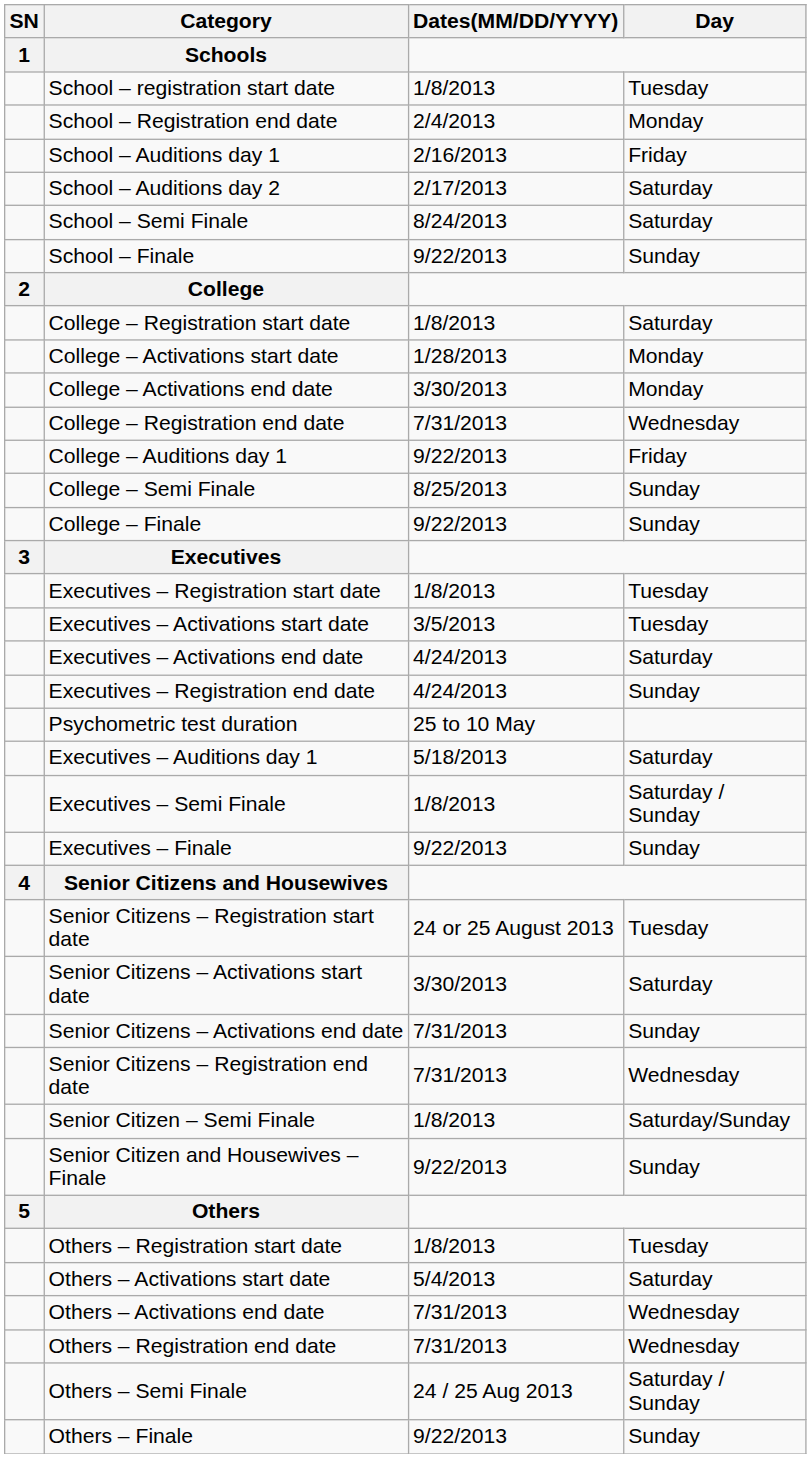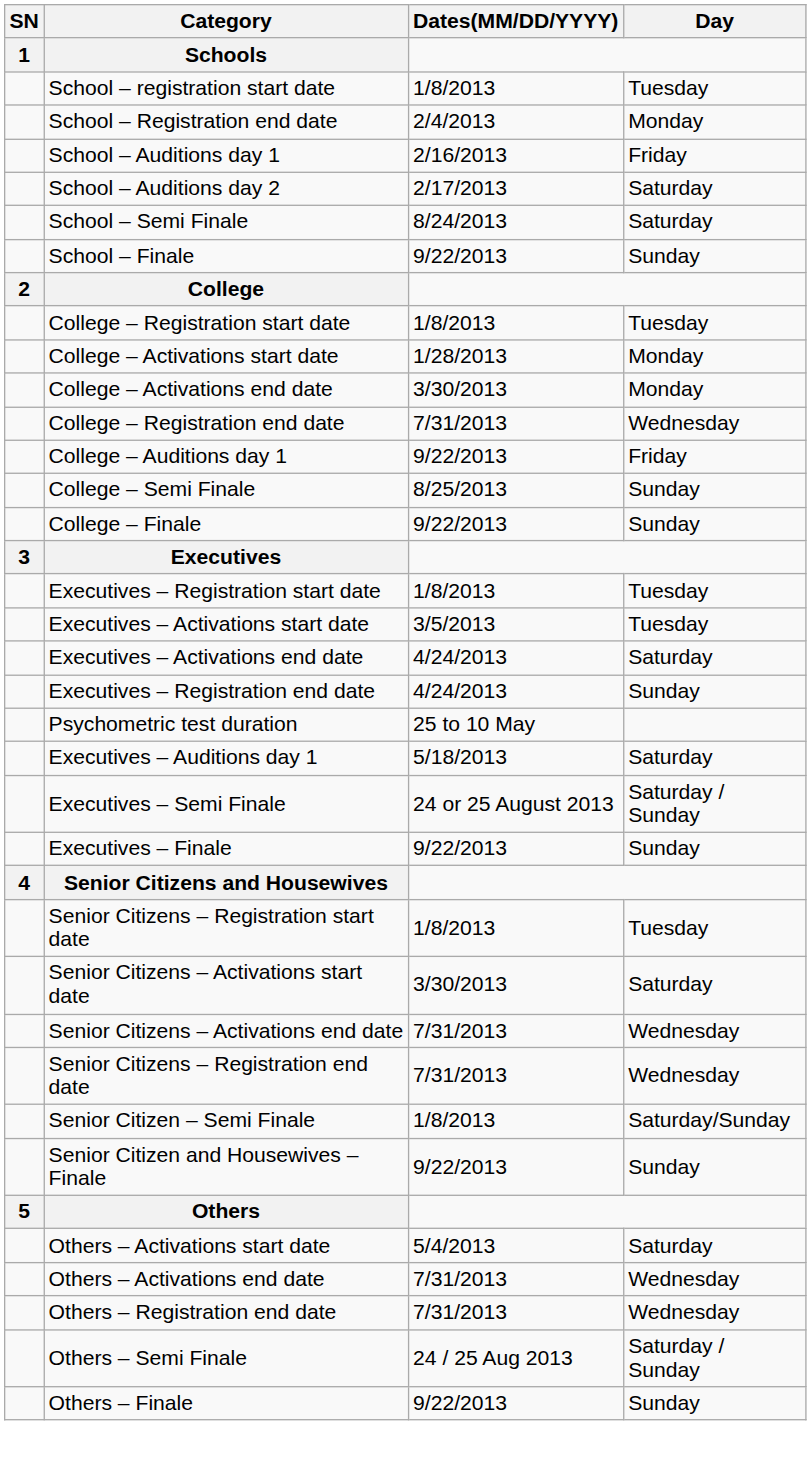(670, 322) Saturday -> (668, 322) Tuesday
(454, 803) 1/8/2013 -> (513, 803) 24 or 25 August 2013
(513, 927) 24 or 25 August 2013 -> (454, 927) 1/8/2013
(664, 1030) Sunday -> (684, 1030) Wednesday
- row: (195, 1245)
